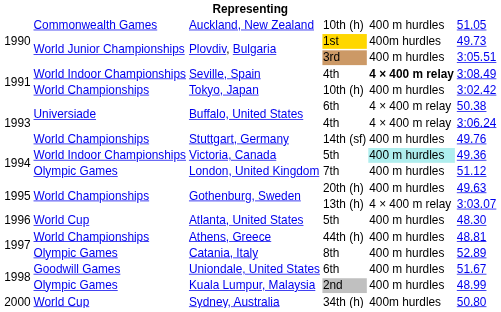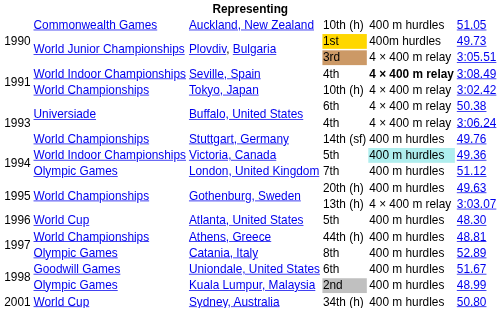(407, 57) 400 m hurdles -> (410, 57) 4 × 400 m relay
(407, 90) 400 m hurdles -> (410, 90) 4 × 400 m relay
(17, 302) 2000 -> (17, 302) 2001
(405, 302) 400m hurdles -> (407, 302) 400 m hurdles
